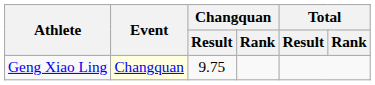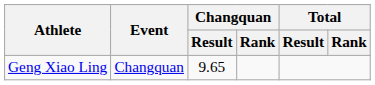(149, 67) lightyellow background -> (149, 67) no background
(212, 67) 9.75 -> (212, 67) 9.65
